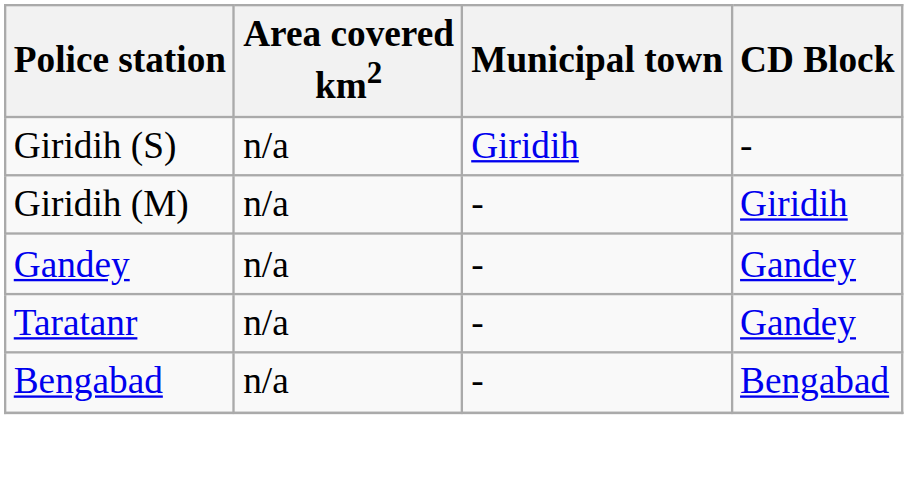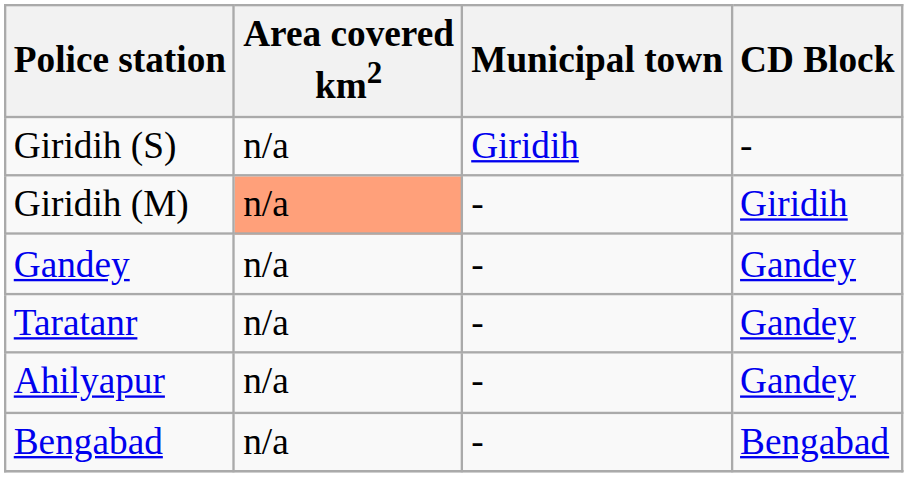(266, 204) no background -> (266, 204) lightsalmon background
+ row: (89, 381)
